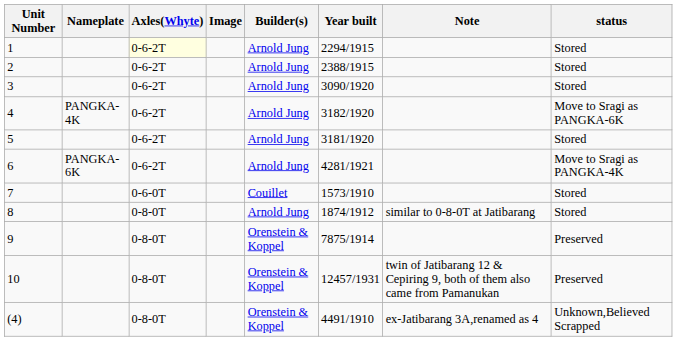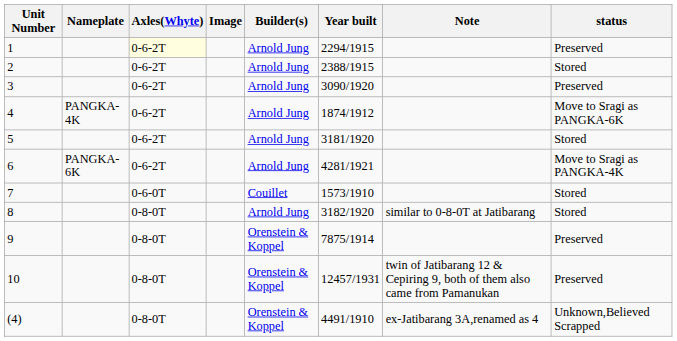(570, 47) Stored -> (579, 47) Preserved
(570, 86) Stored -> (579, 86) Preserved
(347, 113) 3182/1920 -> (347, 113) 1874/1912
(347, 212) 1874/1912 -> (347, 212) 3182/1920
